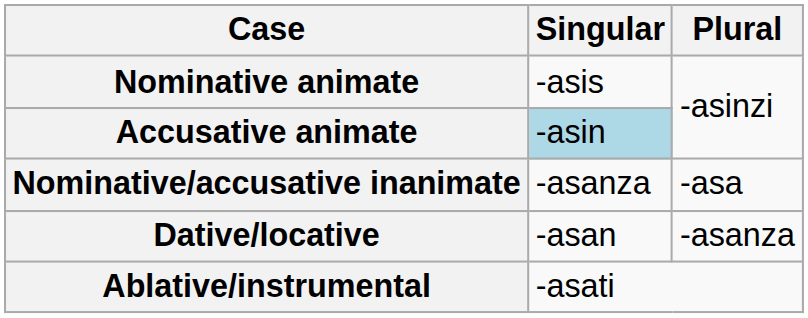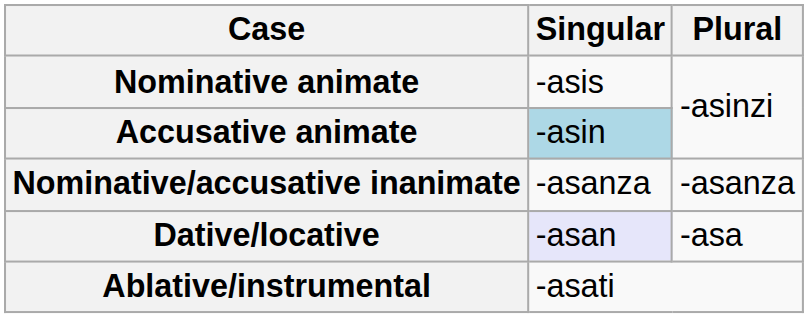(711, 183) -asa -> (737, 183) -asanza
(576, 235) no background -> (576, 235) lavender background
(737, 235) -asanza -> (711, 235) -asa
